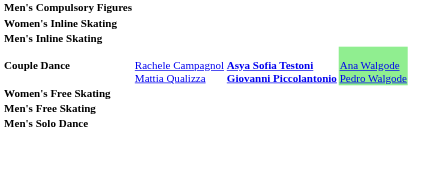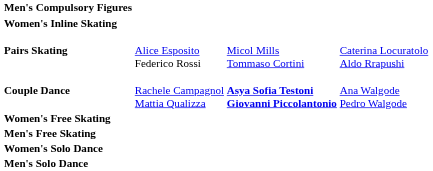- row: (53, 38)
+ row: (36, 50)
(373, 72) lightgreen background -> (373, 97) no background
+ row: (53, 148)
